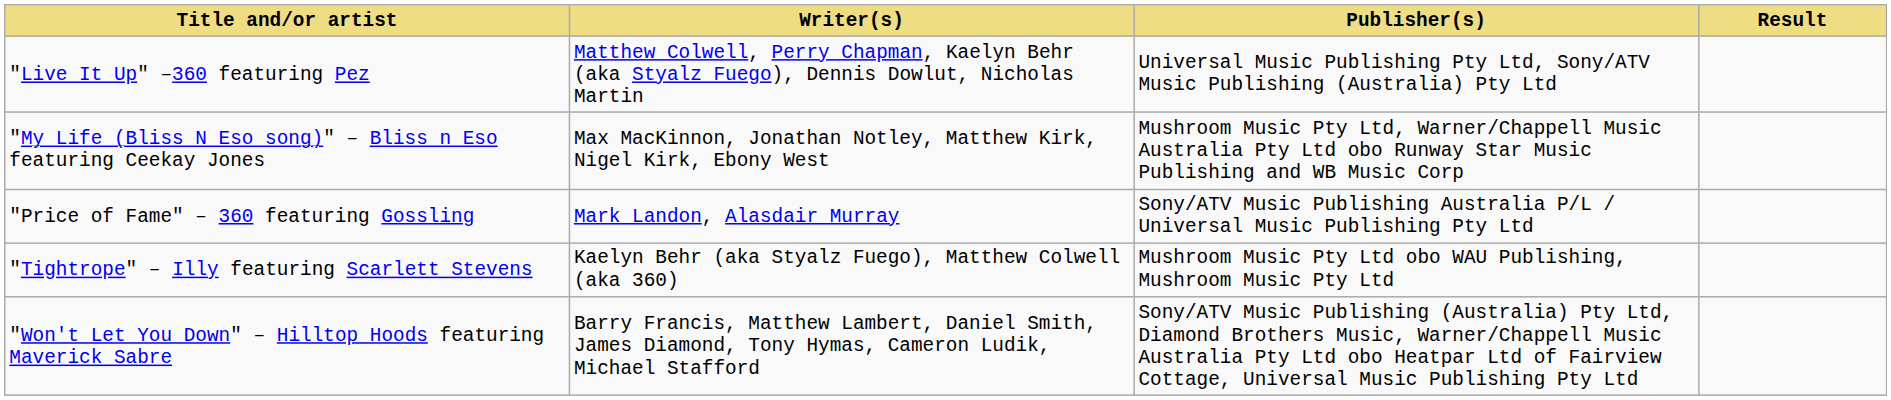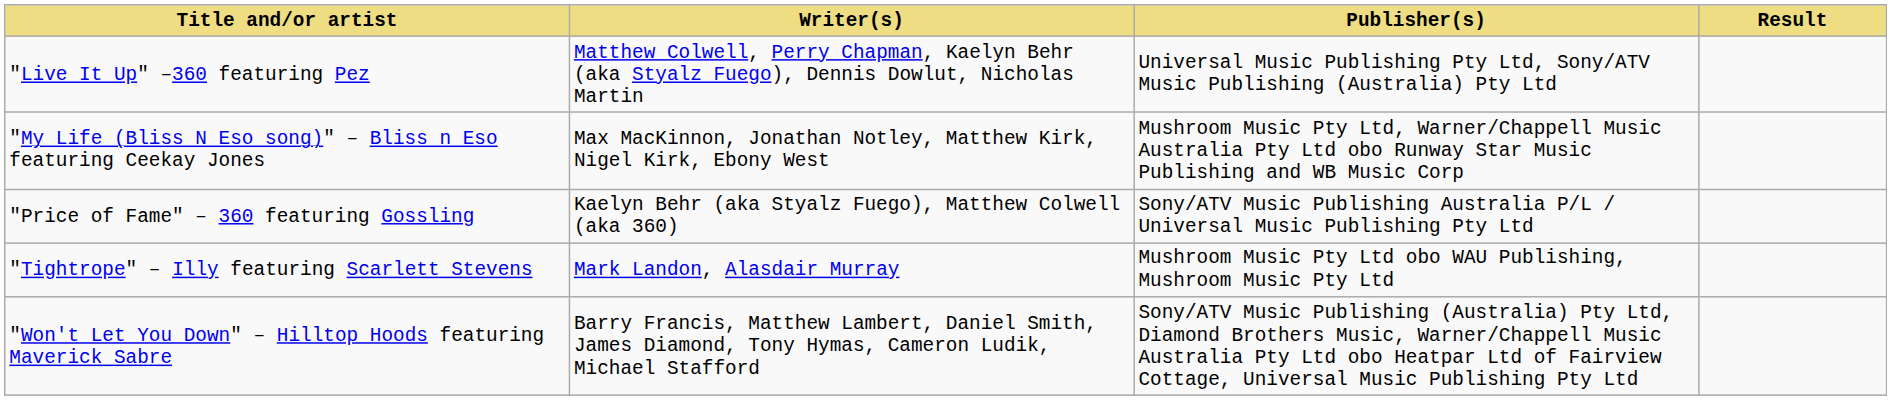(737, 216) Mark Landon, Alasdair Murray -> (847, 216) Kaelyn Behr (aka Styalz Fuego), Matthew Colwell (aka 360)
(847, 270) Kaelyn Behr (aka Styalz Fuego), Matthew Colwell (aka 360) -> (737, 270) Mark Landon, Alasdair Murray
